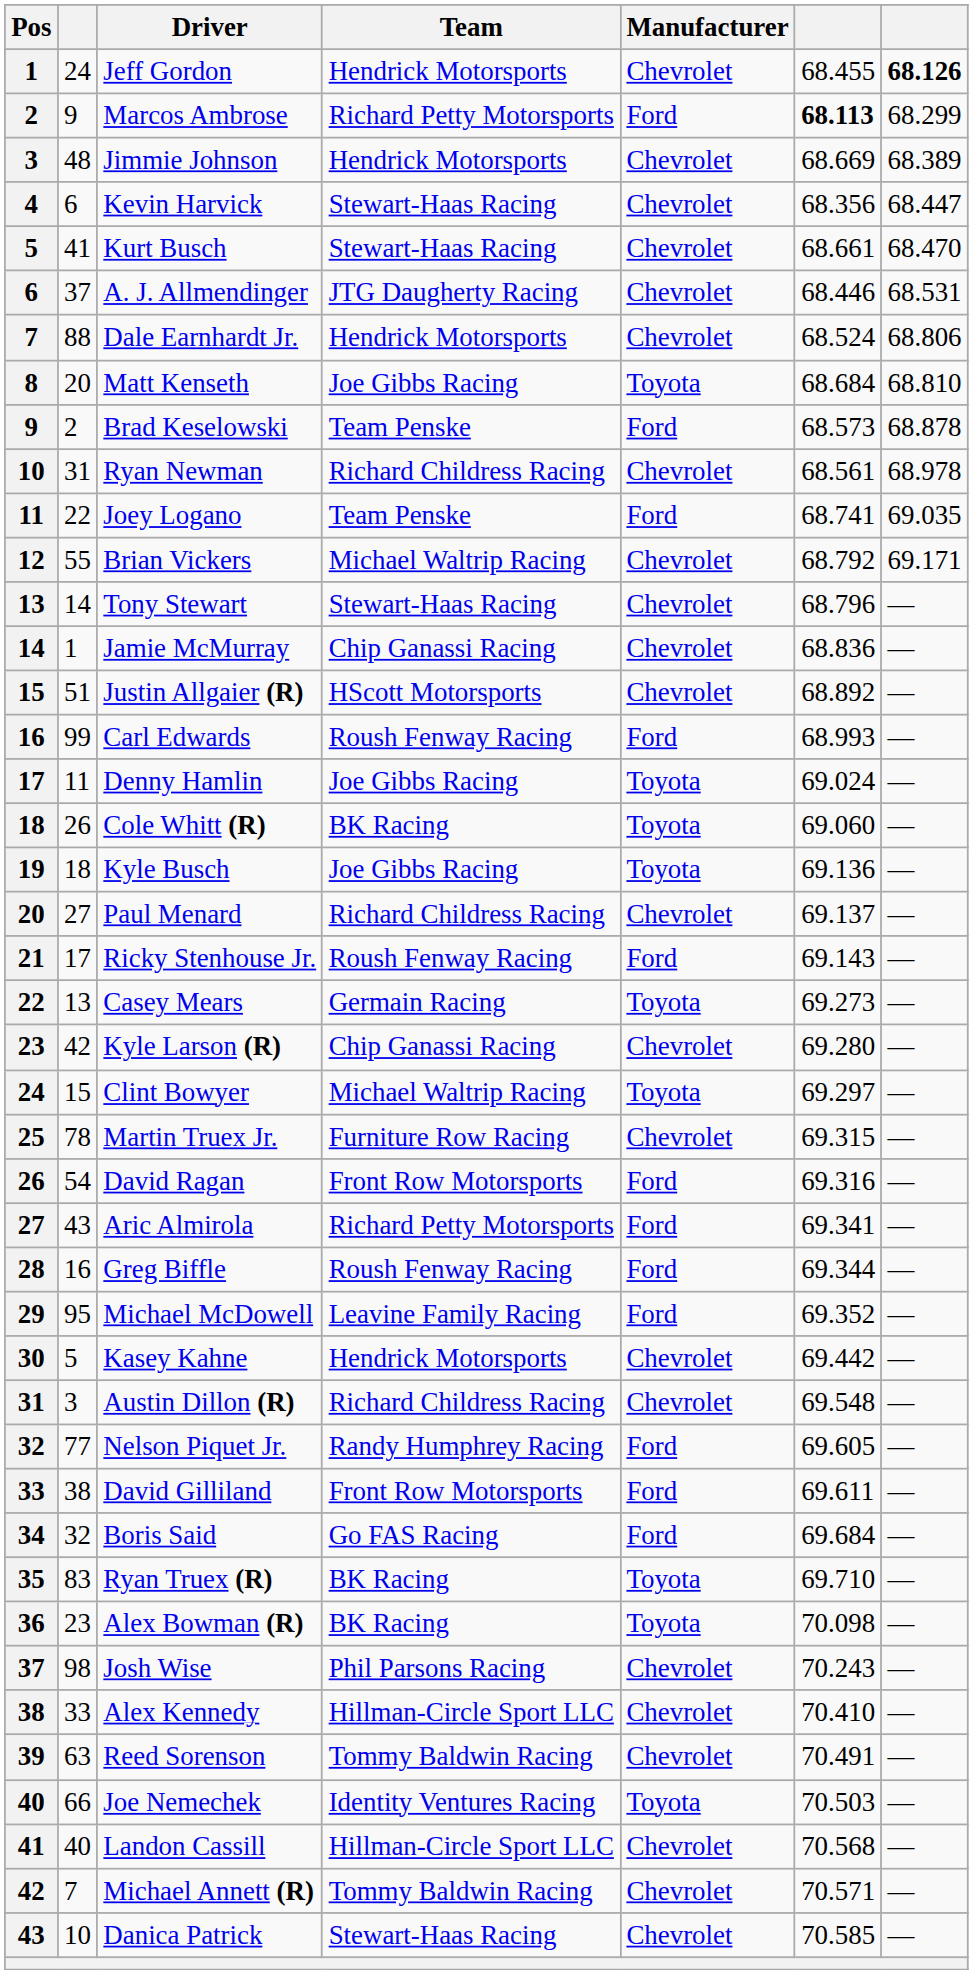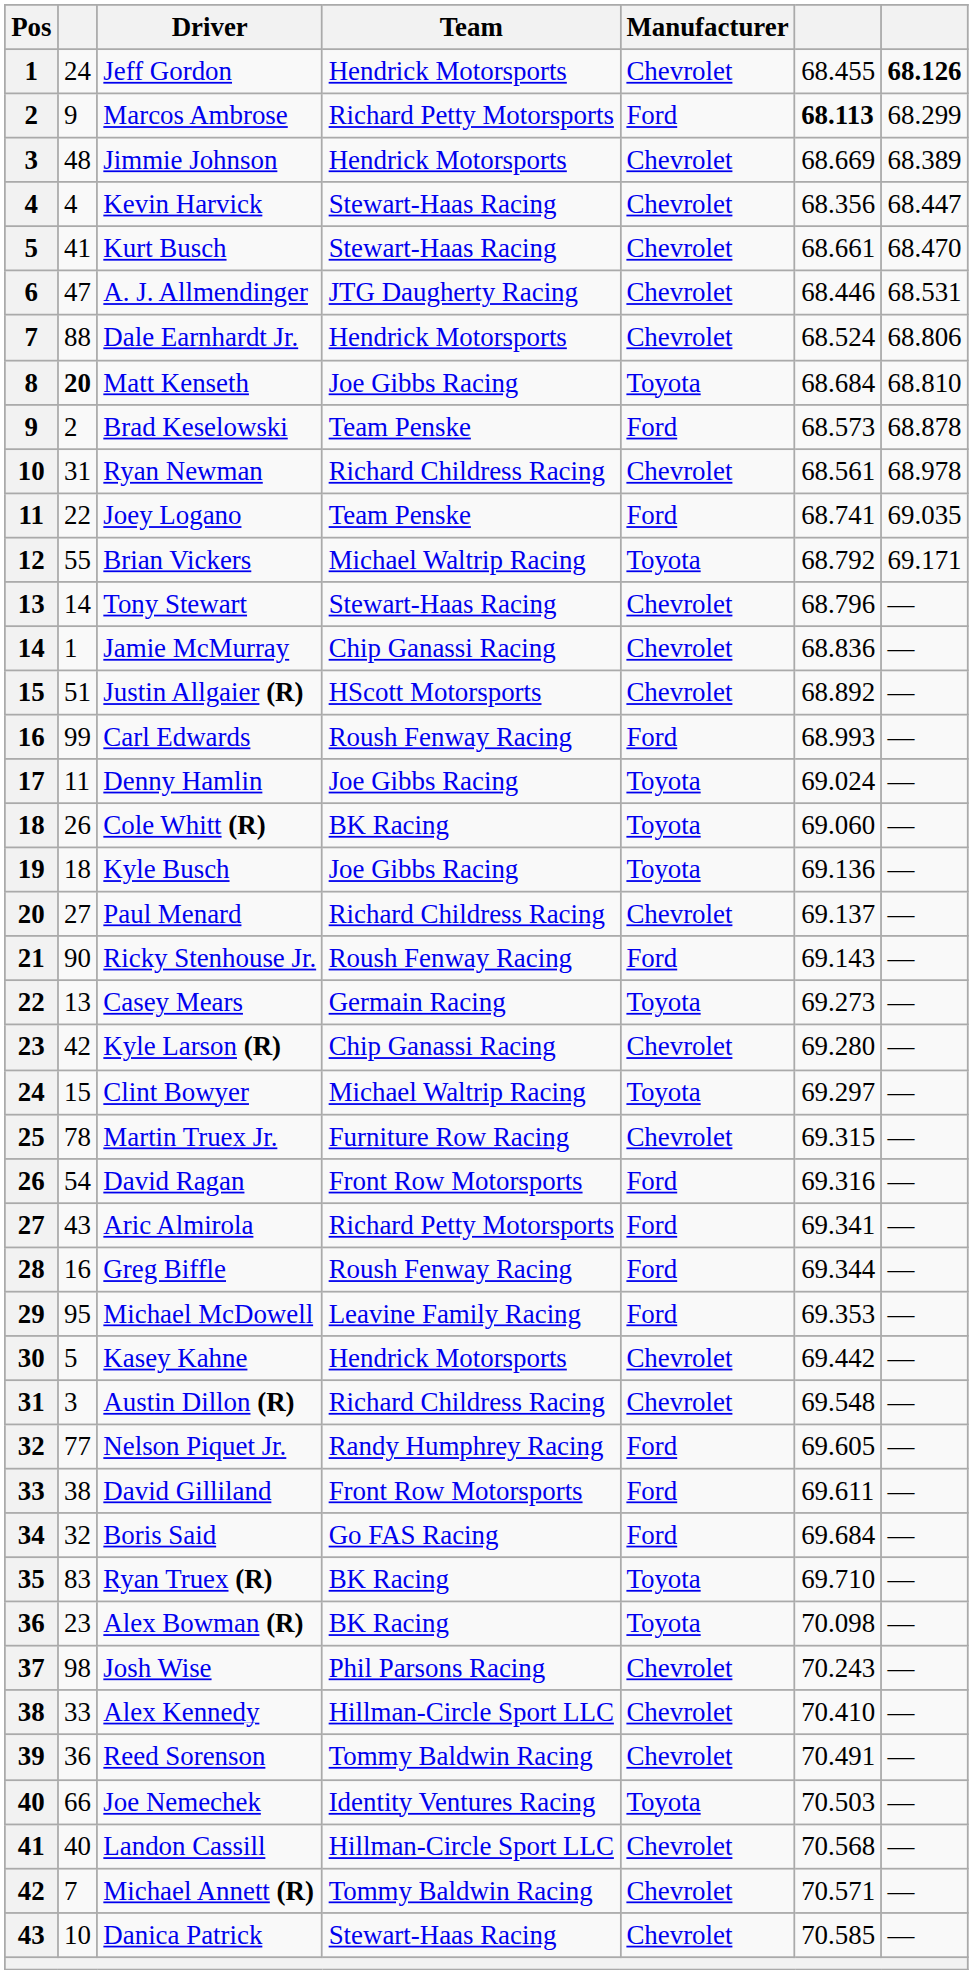(71, 204) 6 -> (71, 204) 4
(77, 293) 37 -> (77, 293) 47
(77, 381) normal -> (77, 381) bold
(679, 559) Chevrolet -> (664, 559) Toyota
(77, 958) 17 -> (77, 958) 90
(838, 1313) 69.352 -> (838, 1313) 69.353
(77, 1756) 63 -> (77, 1756) 36
